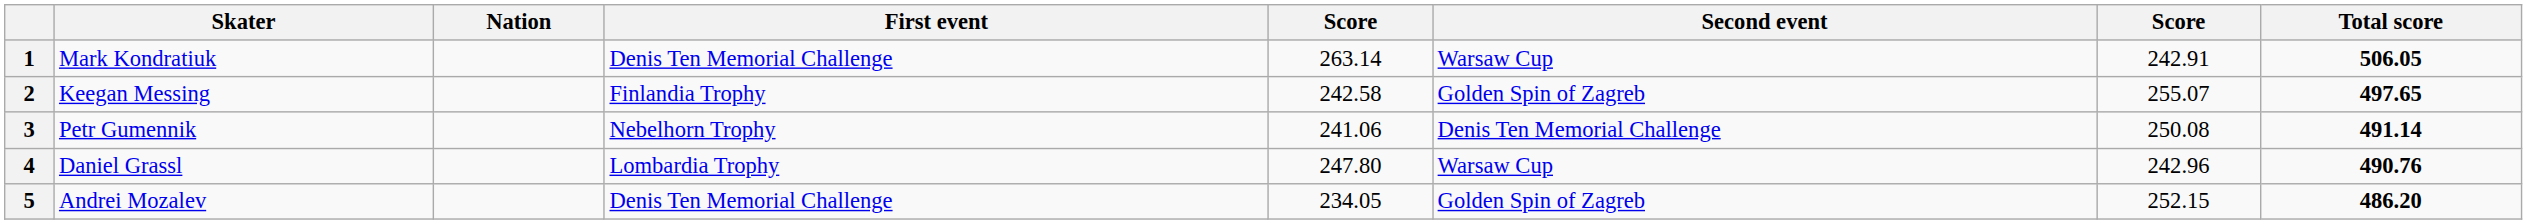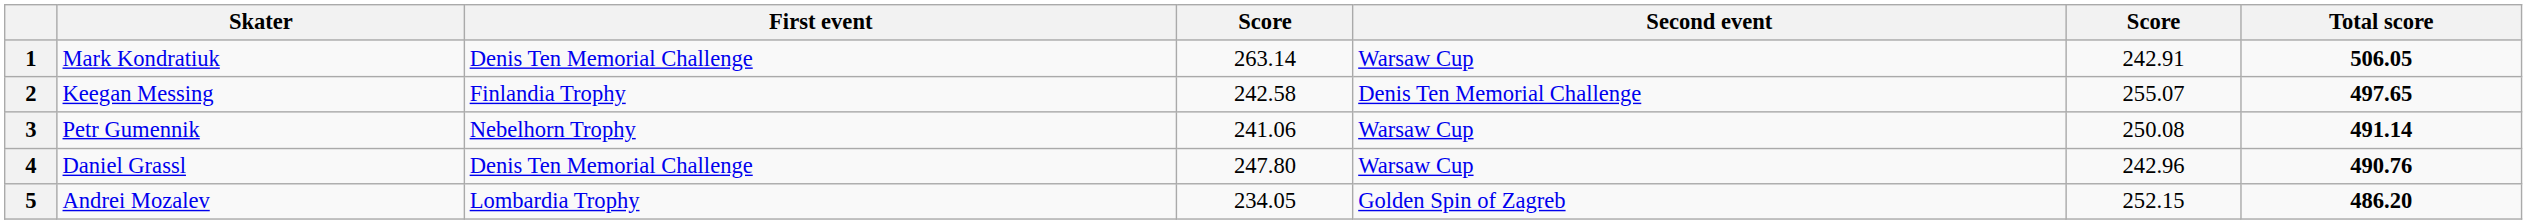- column: (519, 22)
(1541, 93) Golden Spin of Zagreb -> (1500, 93) Denis Ten Memorial Challenge
(1579, 129) Denis Ten Memorial Challenge -> (1416, 129) Warsaw Cup
(694, 165) Lombardia Trophy -> (611, 165) Denis Ten Memorial Challenge
(751, 201) Denis Ten Memorial Challenge -> (555, 201) Lombardia Trophy
